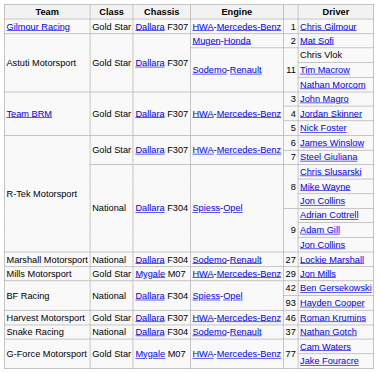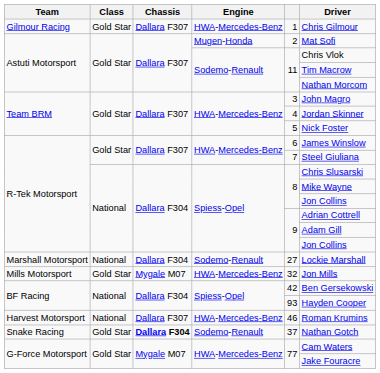(291, 274) 29 -> (292, 274) 32
(112, 318) Gold Star -> (109, 318) National
(109, 332) National -> (112, 332) Gold Star
(162, 332) normal -> (163, 332) bold
